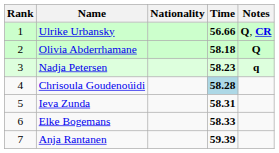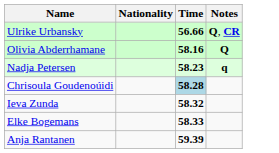- column: (20, 13)
(223, 49) 58.18 -> (191, 49) 58.16
(223, 103) 58.31 -> (191, 103) 58.32
